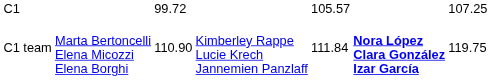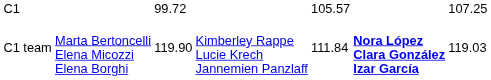(173, 47) 110.90 -> (173, 47) 119.90
(467, 47) 119.75 -> (467, 47) 119.03
